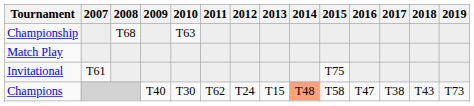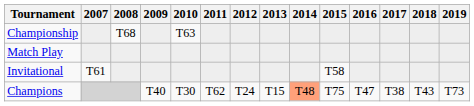(335, 71) T75 -> (335, 71) T58
(335, 91) T58 -> (335, 91) T75
